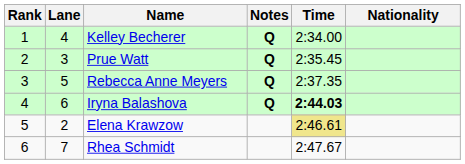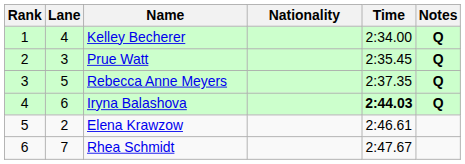columns swapped: (403, 15) <-> (269, 15)
(319, 125) khaki background -> (389, 125) no background
